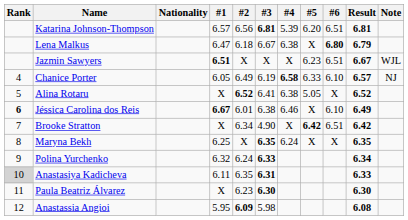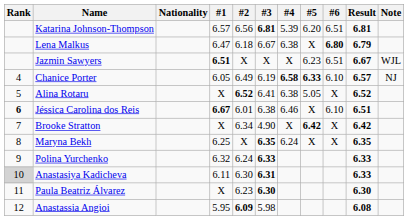(312, 77) normal -> (312, 77) bold
(362, 110) 6.49 -> (362, 110) 6.51
(334, 126) 6.51 -> (334, 126) X
(362, 158) 6.34 -> (362, 158) 6.33
(244, 175) 6.35 -> (244, 175) 6.30
